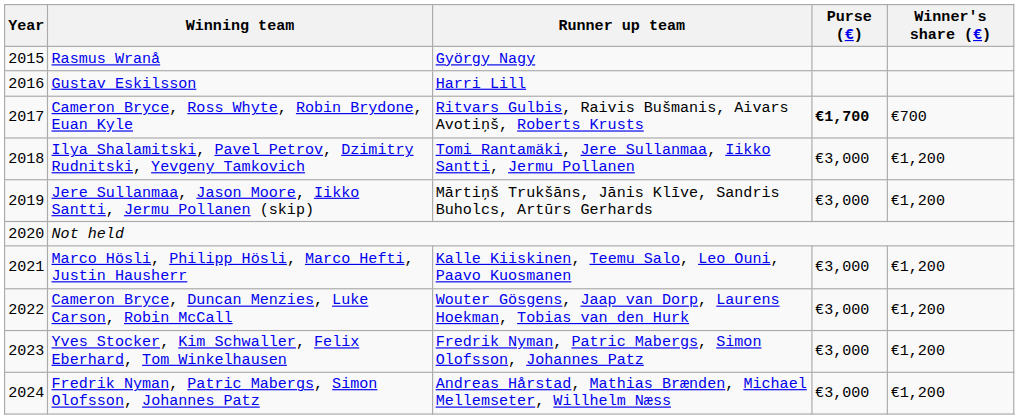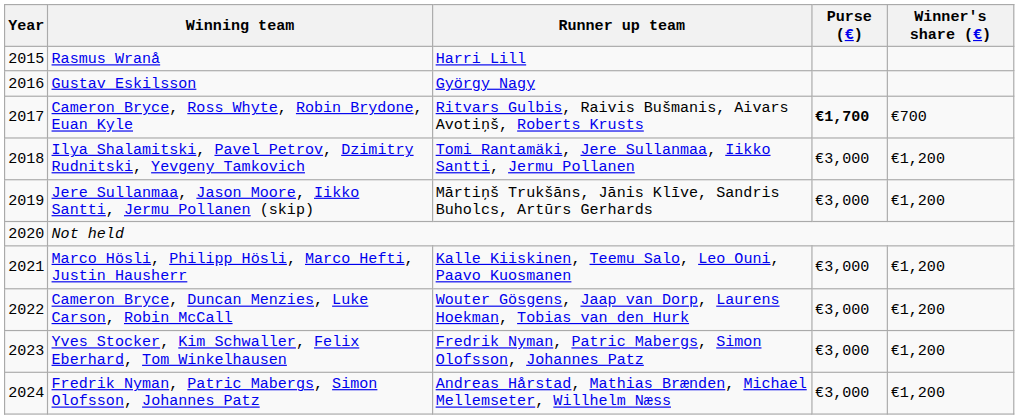(485, 59) György Nagy -> (481, 59) Harri Lill
(481, 83) Harri Lill -> (485, 83) György Nagy
